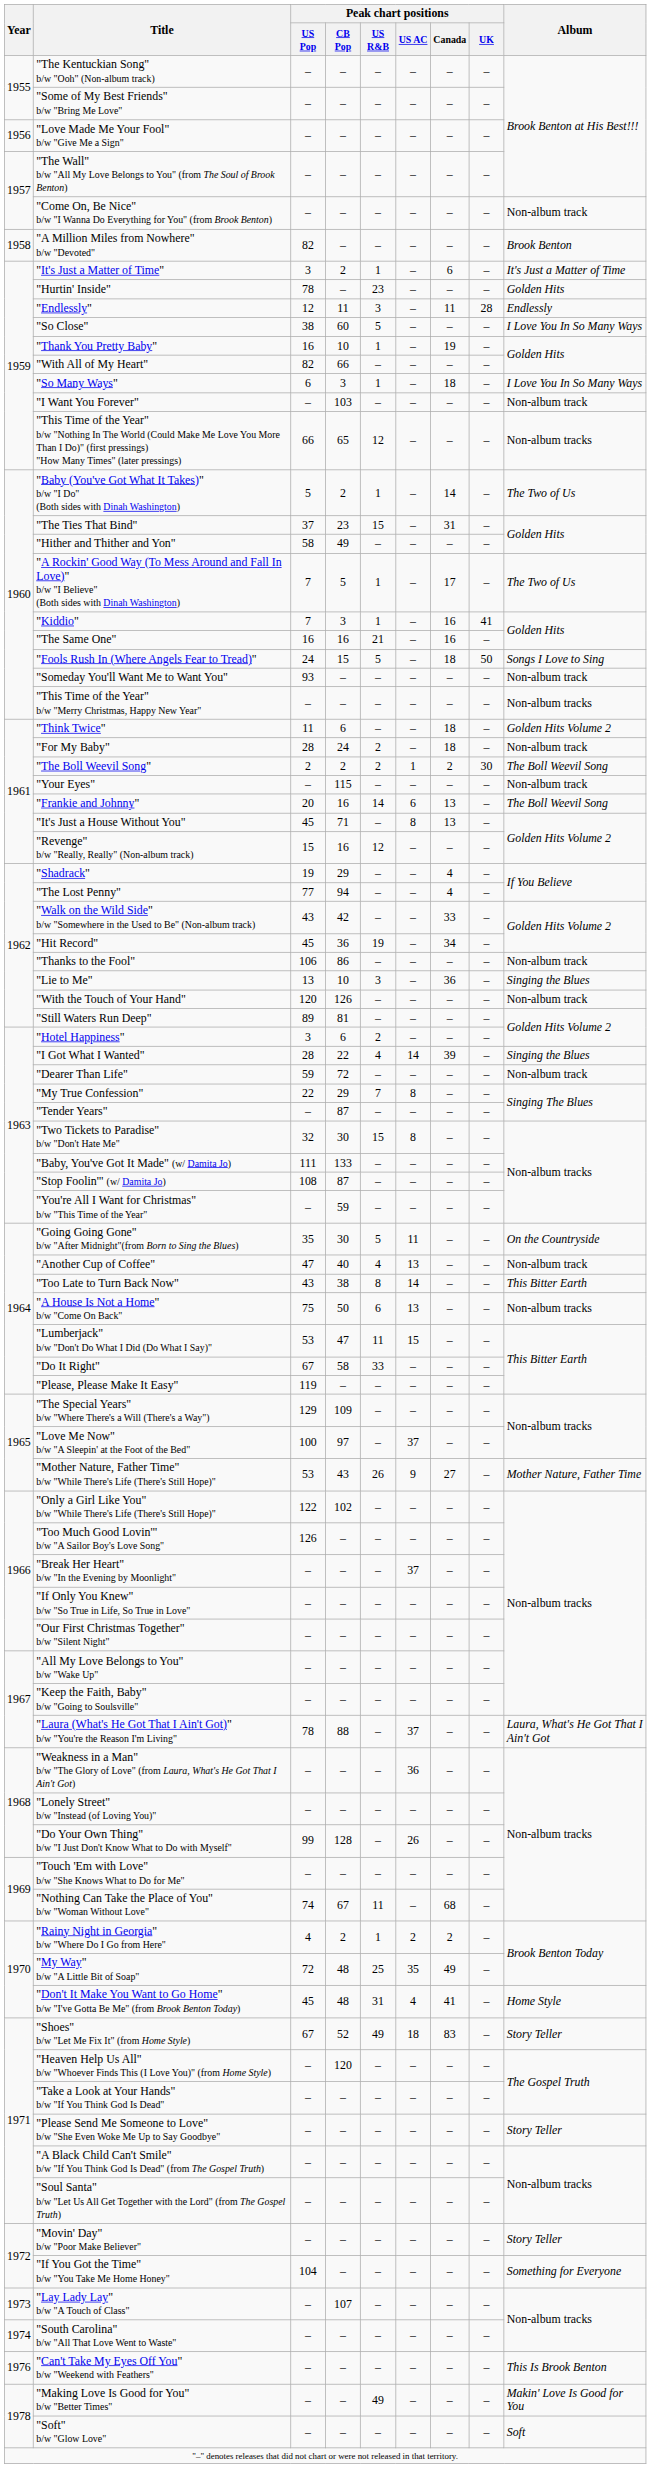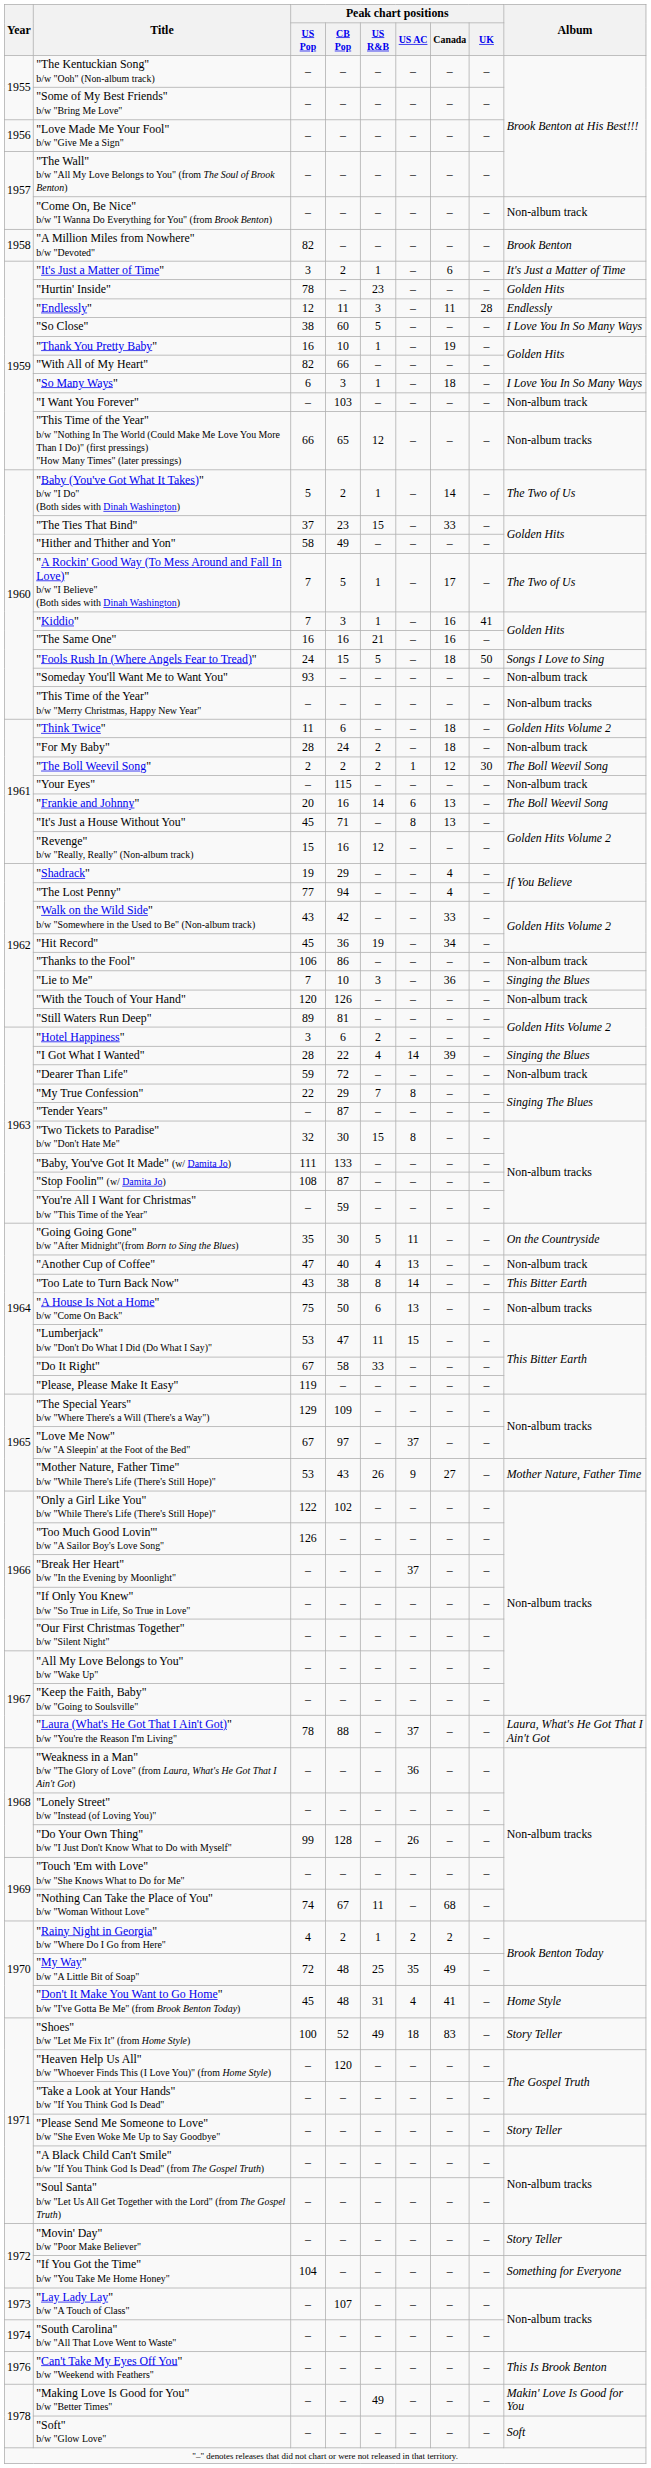(450, 525) 31 -> (450, 525) 33
(450, 766) 2 -> (450, 766) 12
(308, 980) 13 -> (308, 980) 7
(308, 1442) 100 -> (308, 1442) 67
(308, 2033) 67 -> (308, 2033) 100
